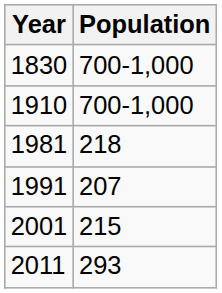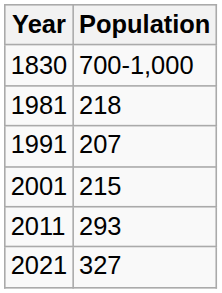- row: (39, 105)
+ row: (39, 266)
